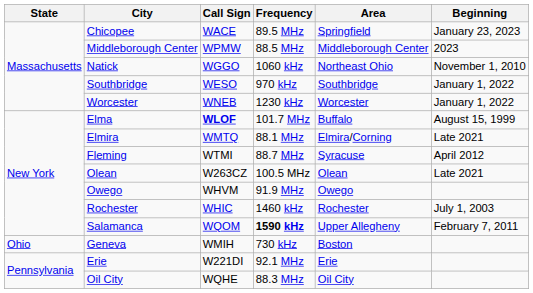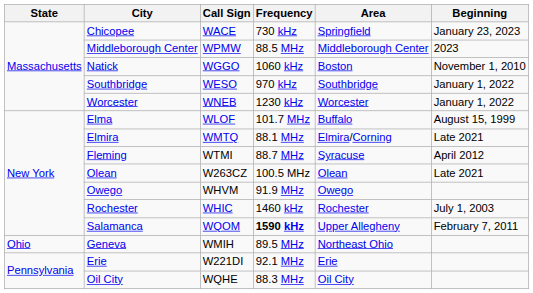(280, 31) 89.5 MHz -> (276, 31) 730 kHz
(355, 66) Northeast Ohio -> (335, 66) Boston
(219, 119) bold -> (219, 119) normal
(276, 244) 730 kHz -> (280, 244) 89.5 MHz
(335, 244) Boston -> (355, 244) Northeast Ohio
